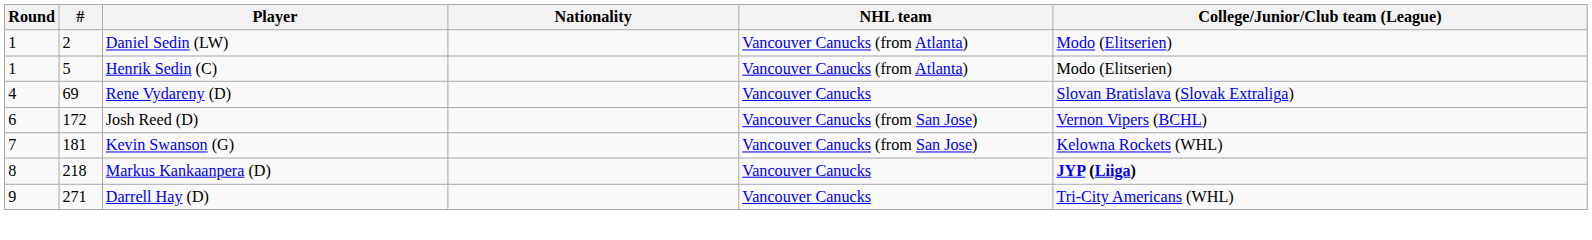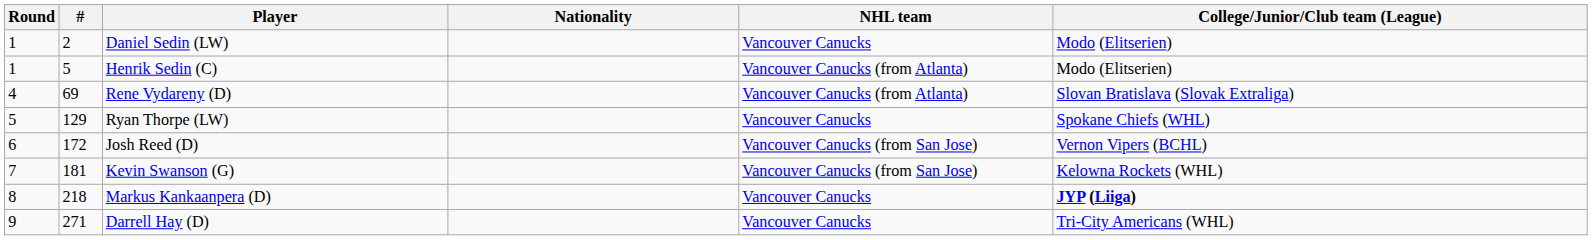(855, 42) Vancouver Canucks (from Atlanta) -> (807, 42) Vancouver Canucks
(807, 94) Vancouver Canucks -> (855, 94) Vancouver Canucks (from Atlanta)
+ row: (167, 119)
